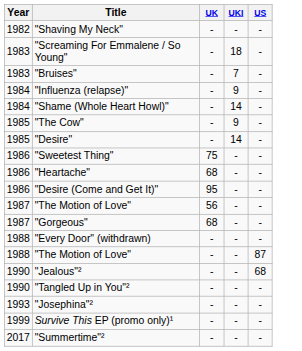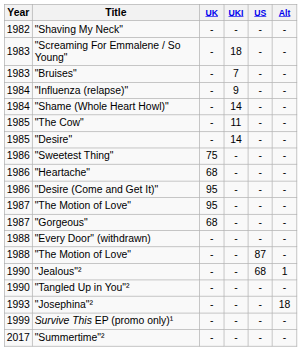+ column: (285, 12)
(236, 123) 9 -> (236, 123) 11
(212, 205) 56 -> (212, 205) 95
